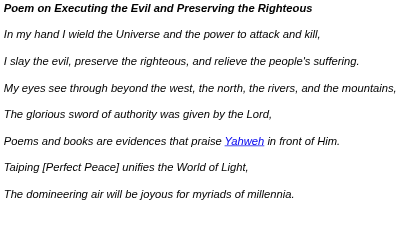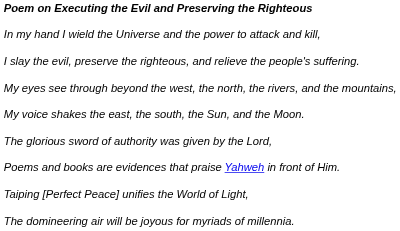+ row: (154, 114)
